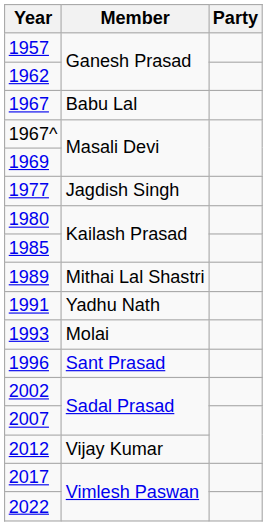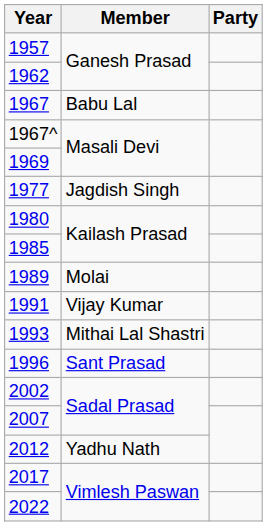(135, 276) Mithai Lal Shastri -> (87, 276) Molai
(113, 305) Yadhu Nath -> (114, 305) Vijay Kumar
(87, 334) Molai -> (135, 334) Mithai Lal Shastri
(114, 448) Vijay Kumar -> (113, 448) Yadhu Nath
